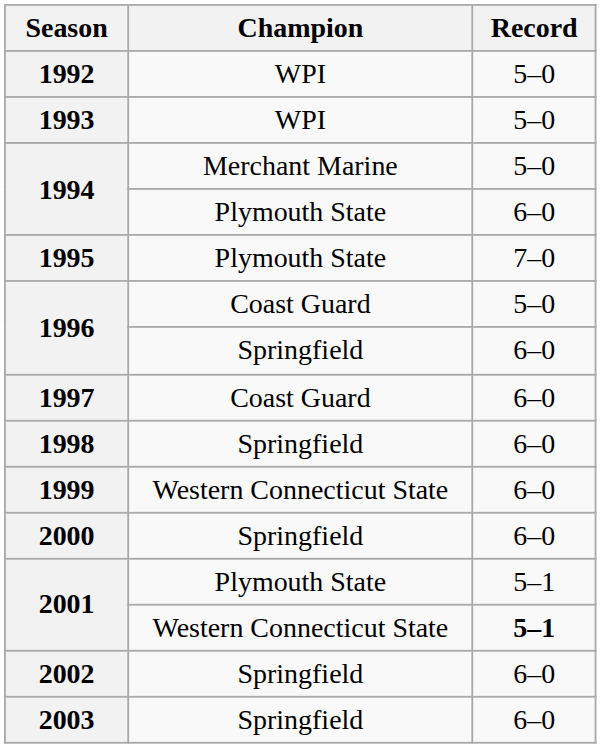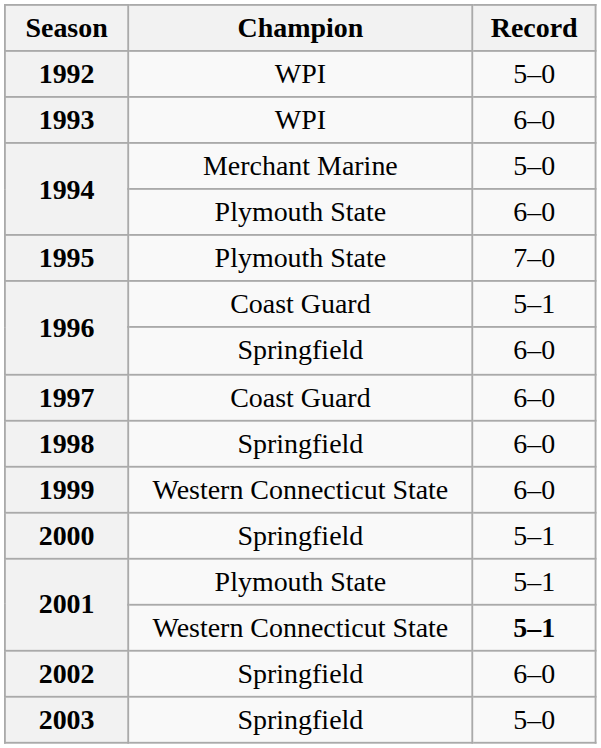(534, 119) 5–0 -> (534, 119) 6–0
(534, 304) 5–0 -> (534, 304) 5–1
(534, 535) 6–0 -> (534, 535) 5–1
(534, 719) 6–0 -> (534, 719) 5–0
